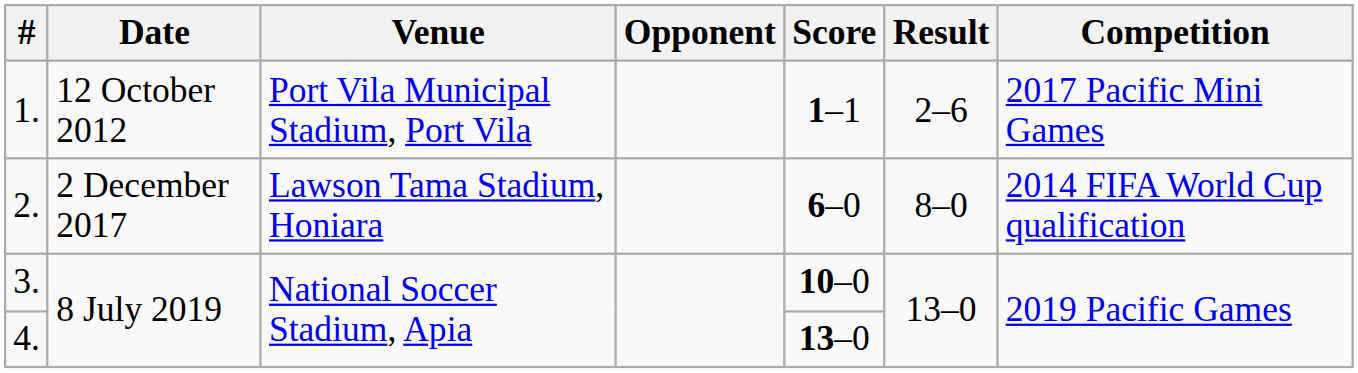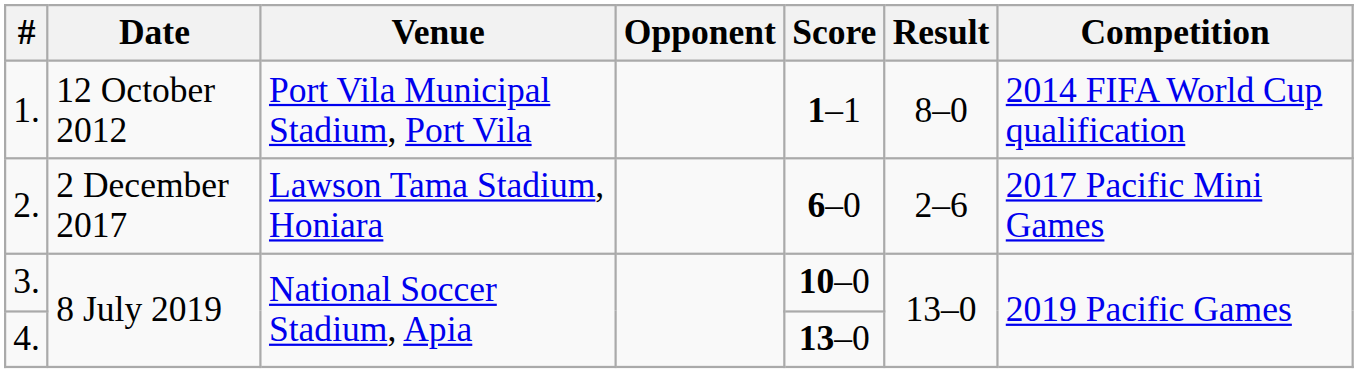(941, 108) 2–6 -> (941, 108) 8–0
(1134, 108) 2017 Pacific Mini Games -> (1164, 108) 2014 FIFA World Cup qualification
(941, 205) 8–0 -> (941, 205) 2–6
(1164, 205) 2014 FIFA World Cup qualification -> (1134, 205) 2017 Pacific Mini Games
